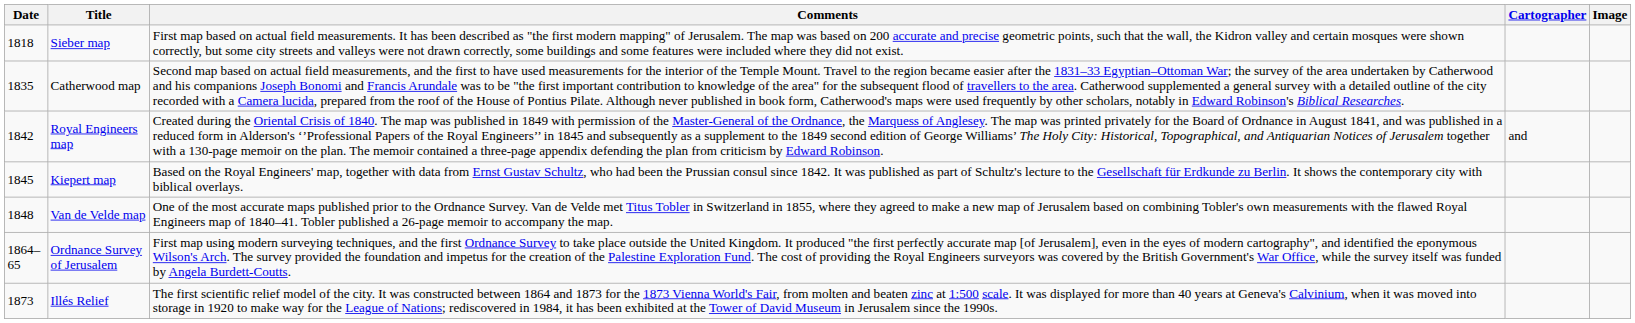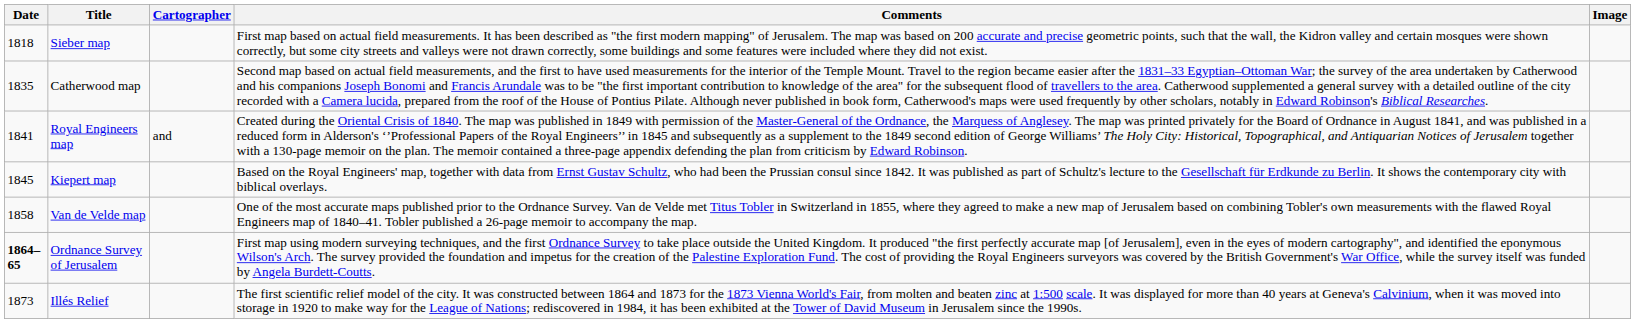columns swapped: (1547, 14) <-> (828, 14)
(21, 136) 1842 -> (21, 136) 1841
(21, 214) 1848 -> (21, 214) 1858
(24, 257) normal -> (24, 257) bold
